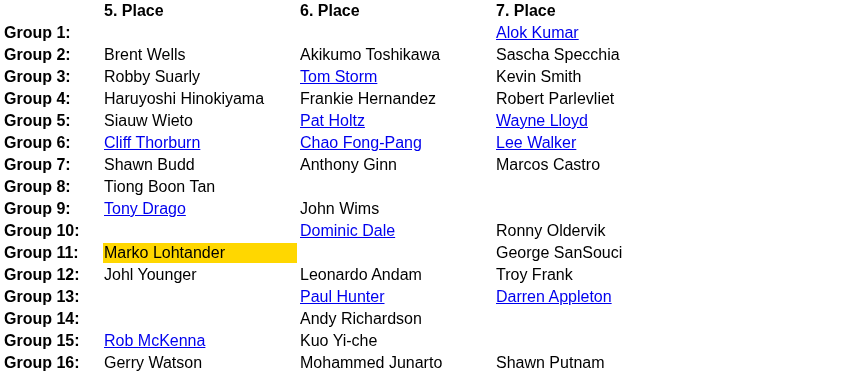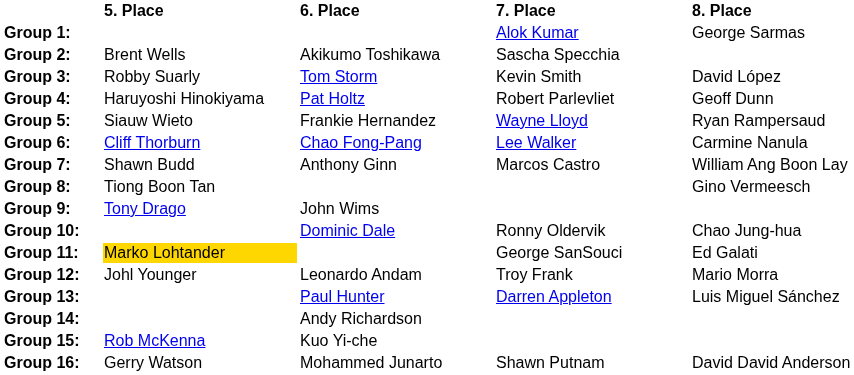+ column: (722, 10)
(368, 98) Frankie Hernandez -> (332, 98) Pat Holtz
(332, 120) Pat Holtz -> (368, 120) Frankie Hernandez
